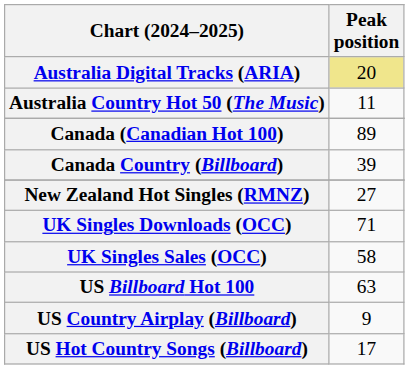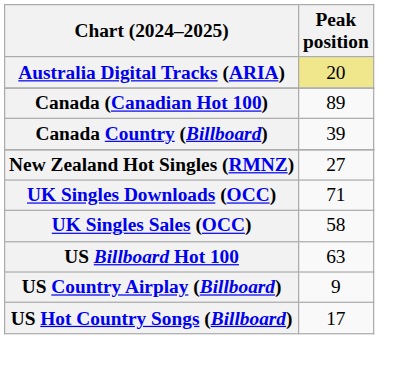- row: (167, 103)
